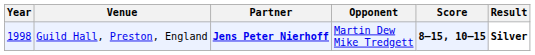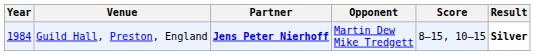(19, 36) 1998 -> (19, 36) 1984
(452, 36) bold -> (452, 36) normal
